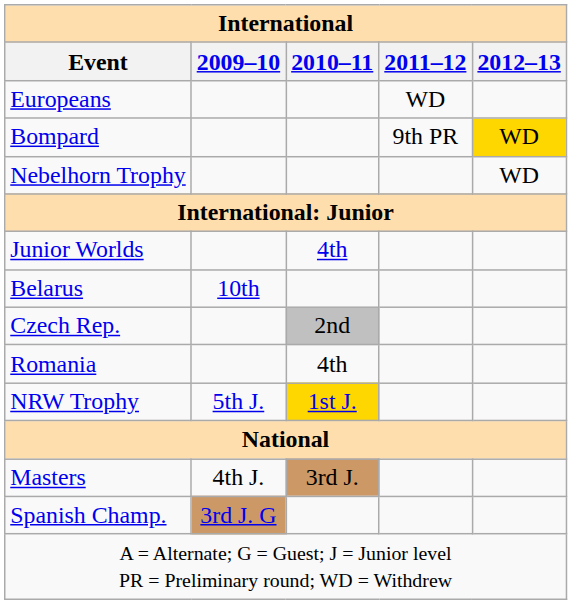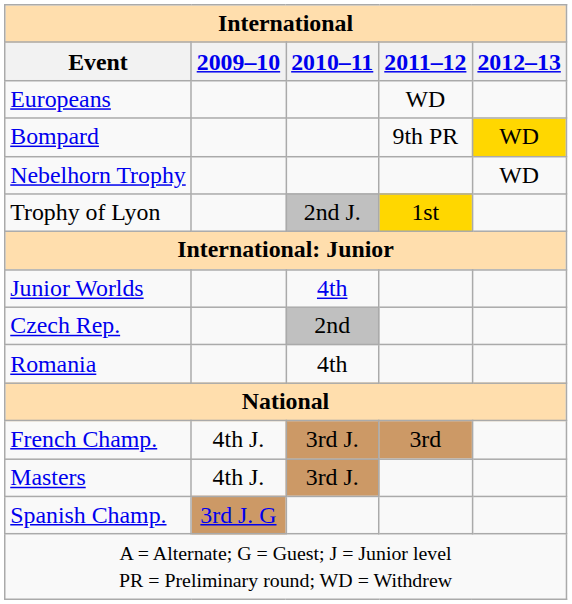+ row: (85, 212)
- row: (47, 288)
- row: (75, 401)
+ row: (84, 439)
